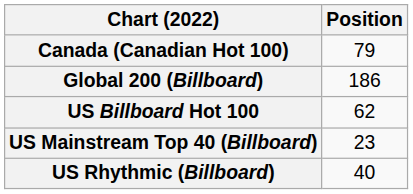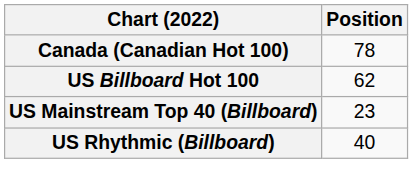(365, 50) 79 -> (365, 50) 78
- row: (163, 81)
